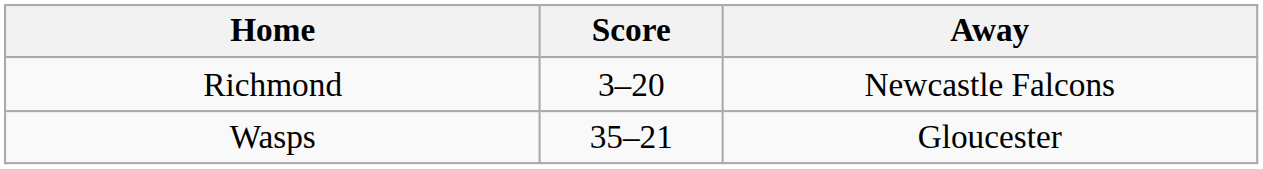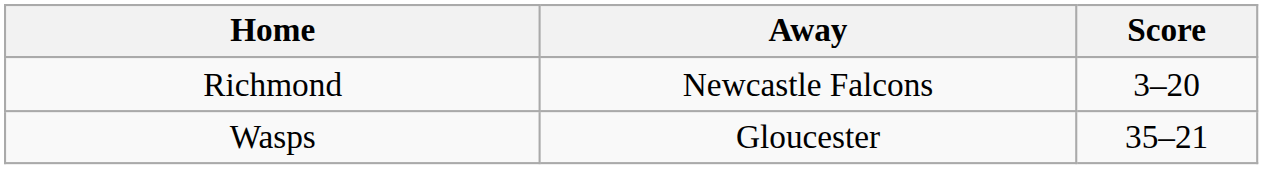columns swapped: (990, 30) <-> (631, 30)
